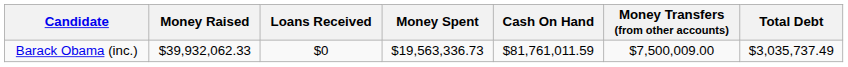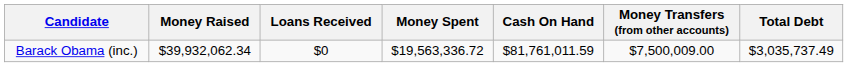(205, 51) $39,932,062.33 -> (205, 51) $39,932,062.34
(437, 51) $19,563,336.73 -> (437, 51) $19,563,336.72
